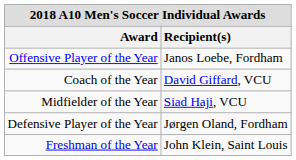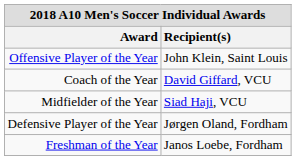(223, 58) Janos Loebe, Fordham -> (226, 58) John Klein, Saint Louis
(226, 145) John Klein, Saint Louis -> (223, 145) Janos Loebe, Fordham
